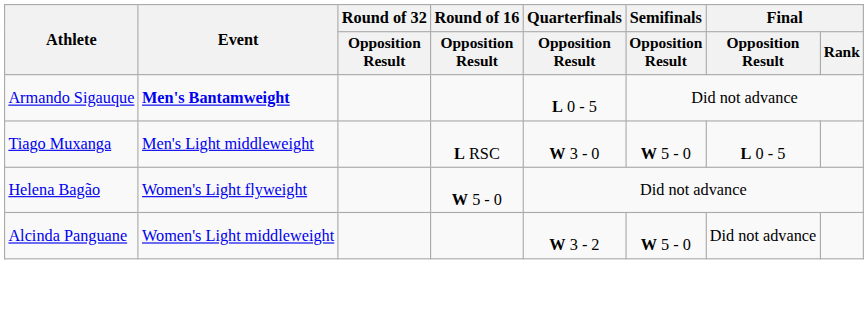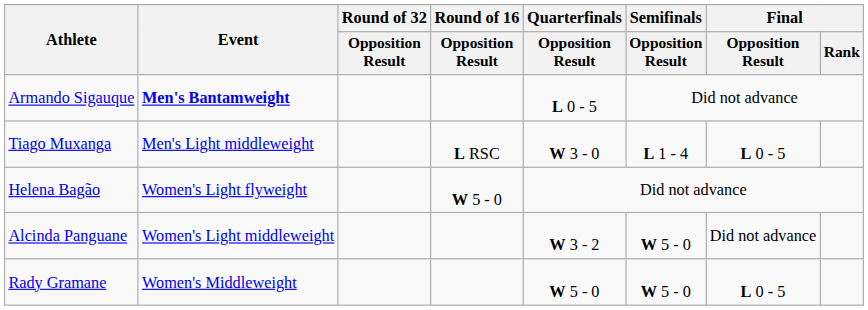(666, 153) W 5 - 0 -> (666, 153) L 1 - 4
+ row: (57, 282)
